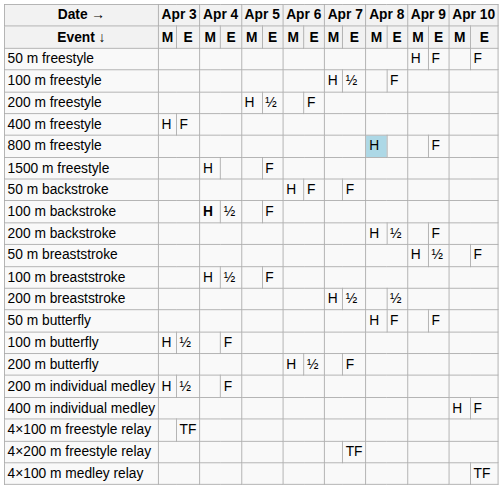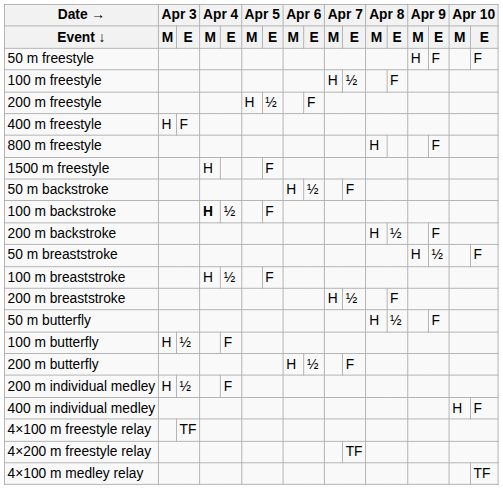(374, 146) lightblue background -> (374, 146) no background
(311, 189) F -> (313, 189) ½
(396, 299) ½ -> (394, 299) F
(394, 320) F -> (396, 320) ½
